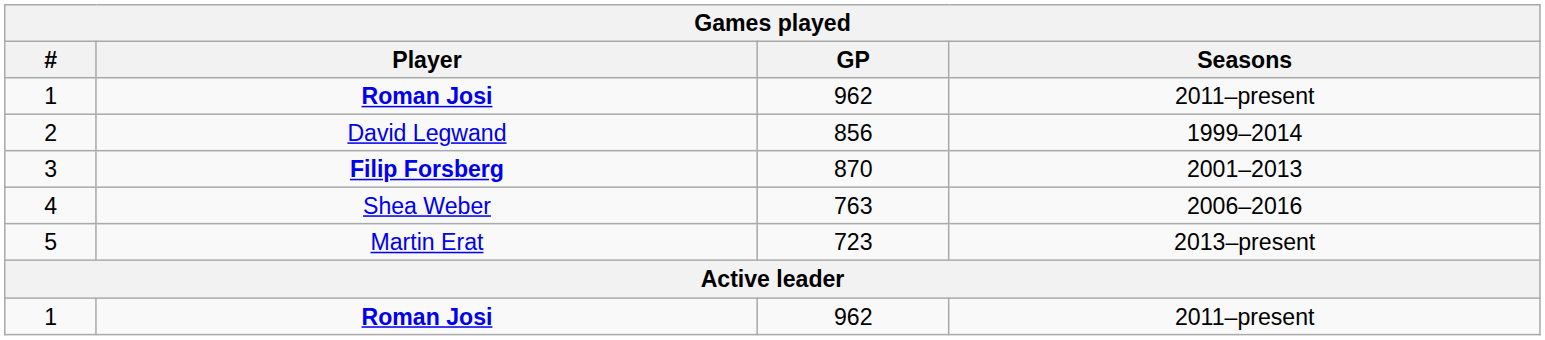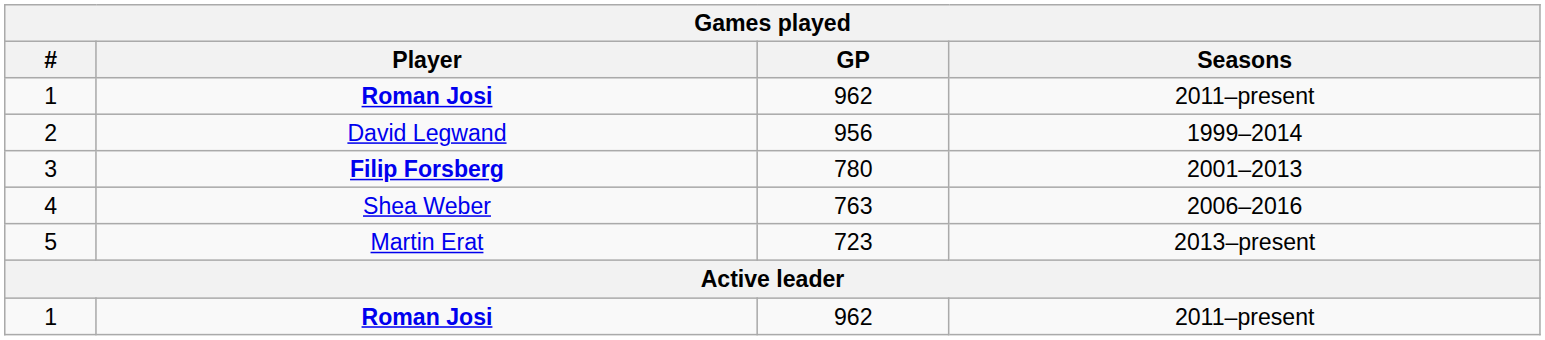(853, 133) 856 -> (853, 133) 956
(853, 170) 870 -> (853, 170) 780
